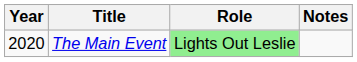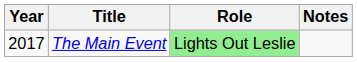(26, 43) 2020 -> (26, 43) 2017
